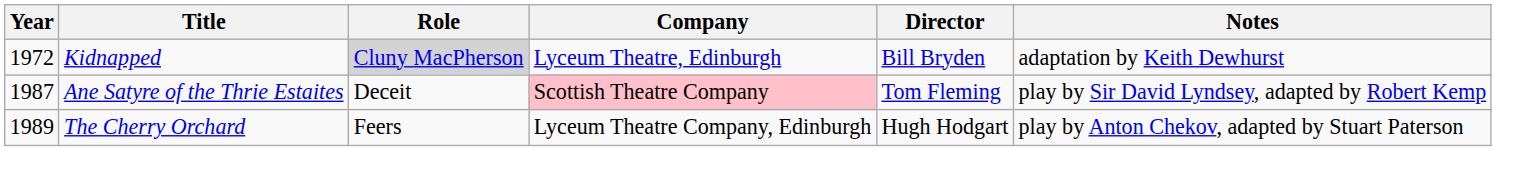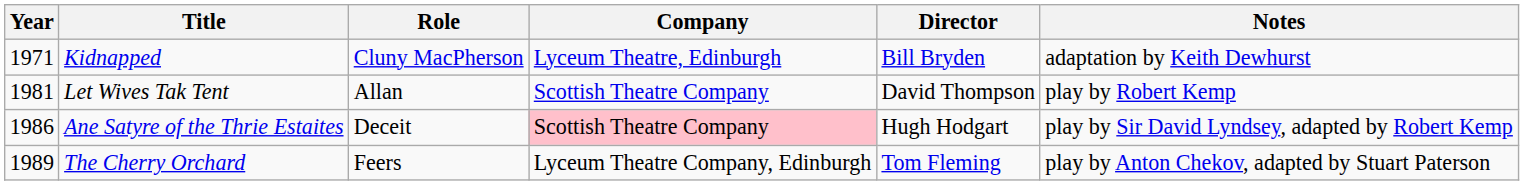(32, 57) 1972 -> (32, 57) 1971
(439, 57) lightgrey background -> (439, 57) no background
+ row: (146, 92)
(32, 92) 1987 -> (32, 127) 1986
(941, 92) Tom Fleming -> (945, 127) Hugh Hodgart
(945, 127) Hugh Hodgart -> (941, 162) Tom Fleming
